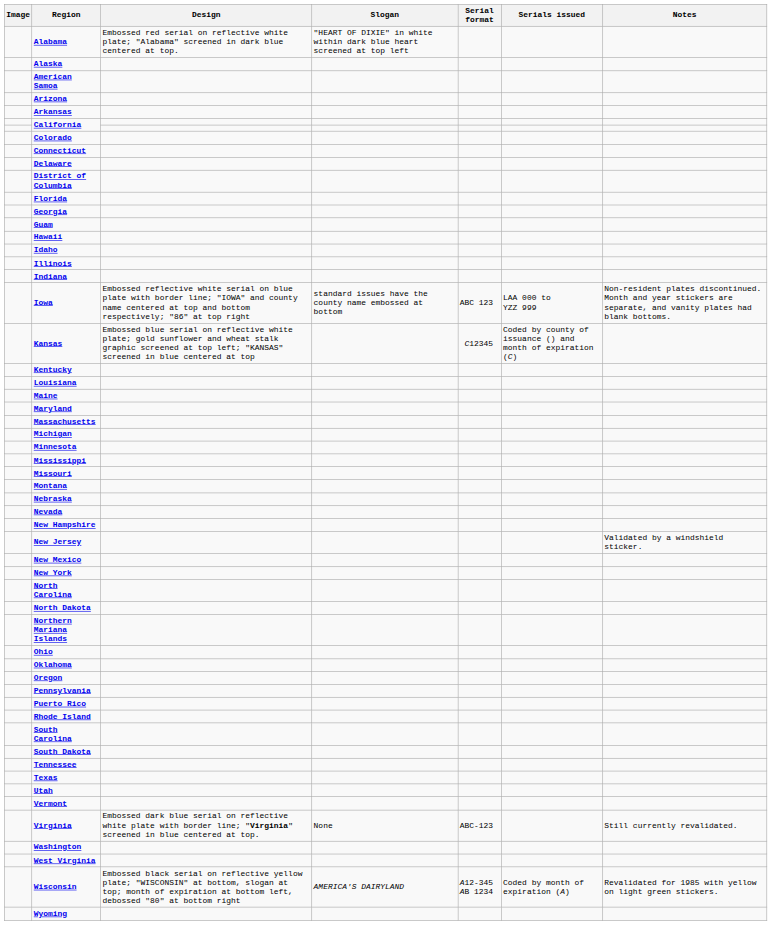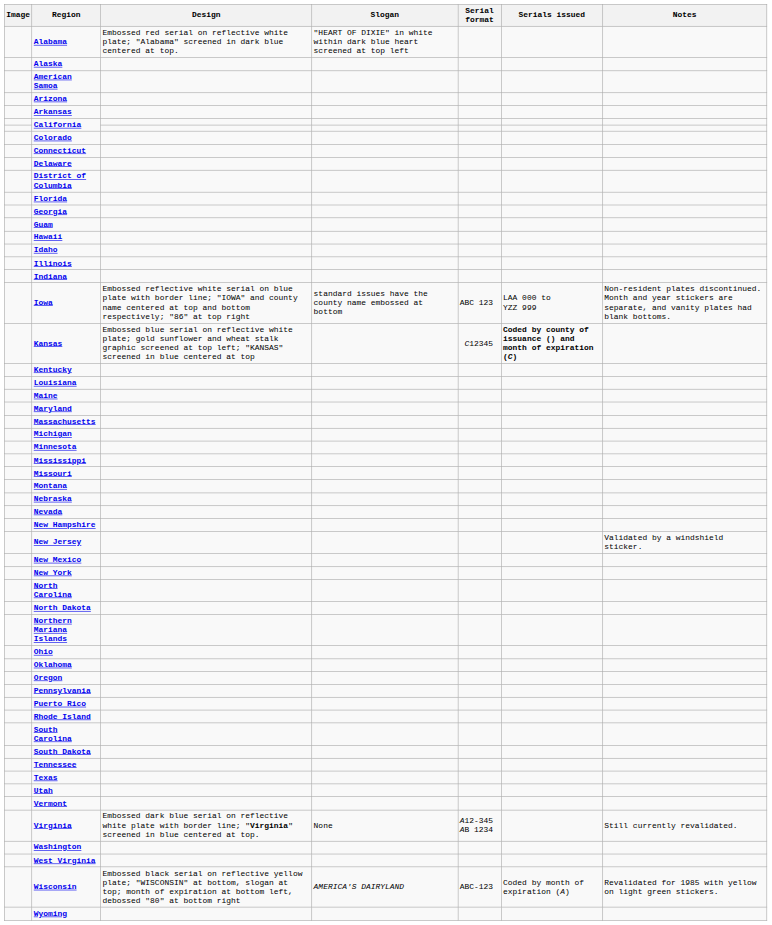(548, 343) normal -> (548, 343) bold
(476, 825) ABC-123 -> (476, 825) A12-345 AB 1234
(476, 887) A12-345 AB 1234 -> (476, 887) ABC-123
